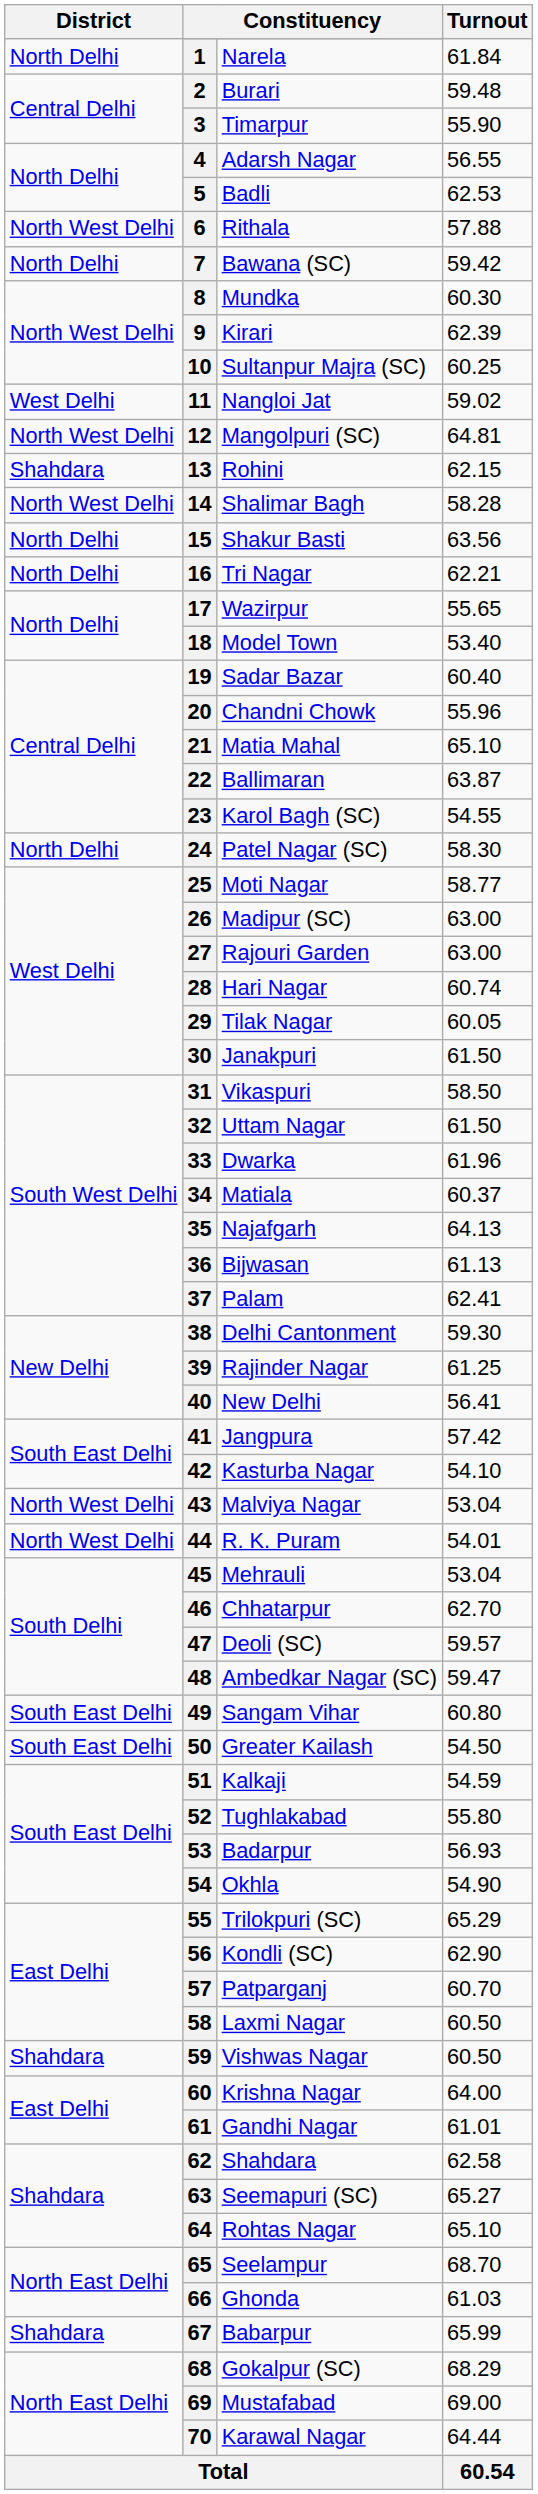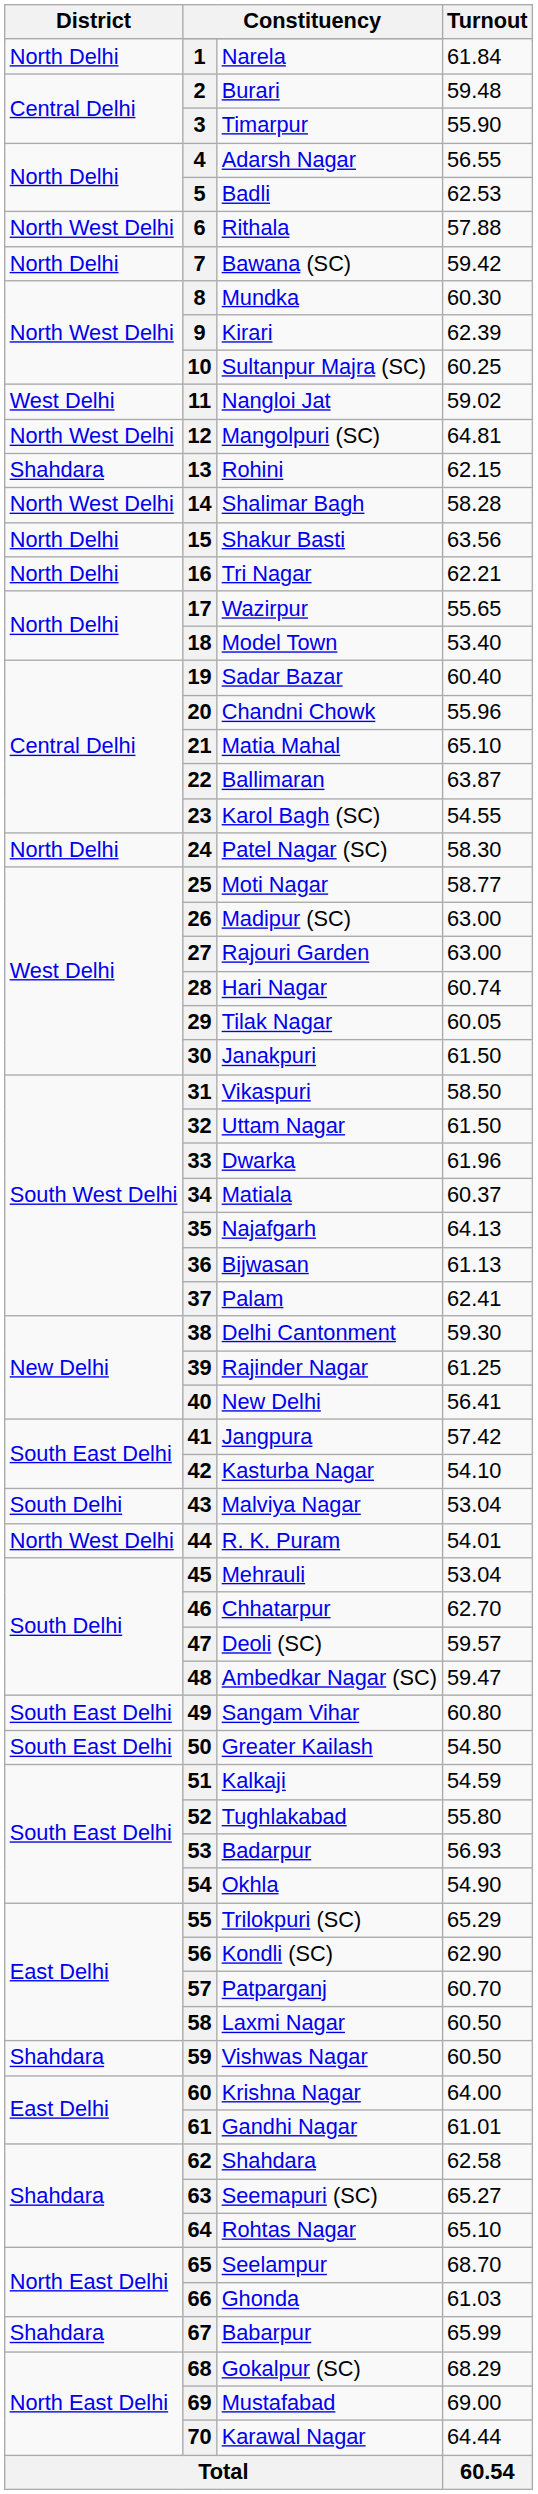(92, 1505) North West Delhi -> (66, 1505) South Delhi
